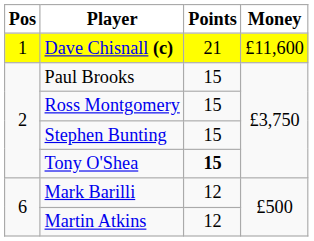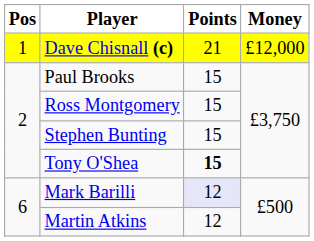(275, 47) £11,600 -> (275, 47) £12,000
(213, 192) no background -> (213, 192) lavender background
